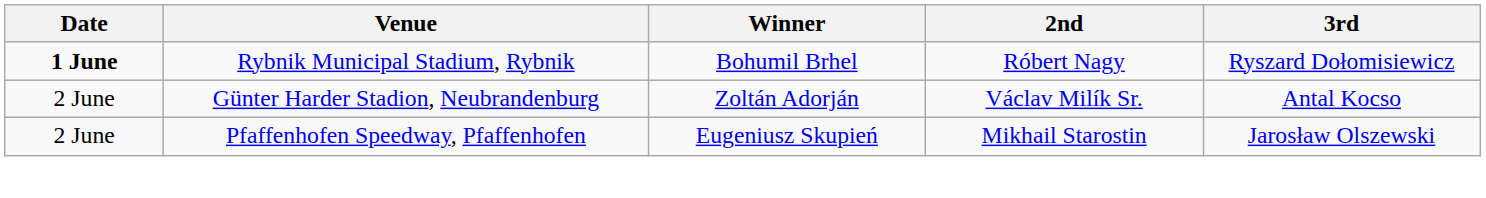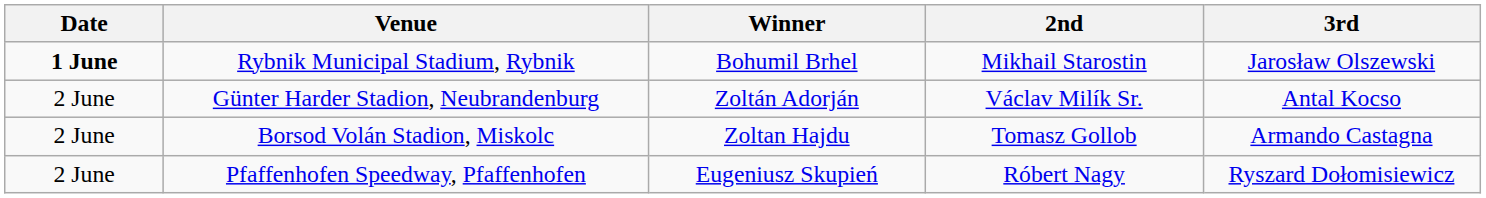(1064, 60) Róbert Nagy -> (1064, 60) Mikhail Starostin
(1341, 60) Ryszard Dołomisiewicz -> (1341, 60) Jarosław Olszewski
+ row: (406, 135)
(1064, 135) Mikhail Starostin -> (1064, 173) Róbert Nagy
(1341, 135) Jarosław Olszewski -> (1341, 173) Ryszard Dołomisiewicz
